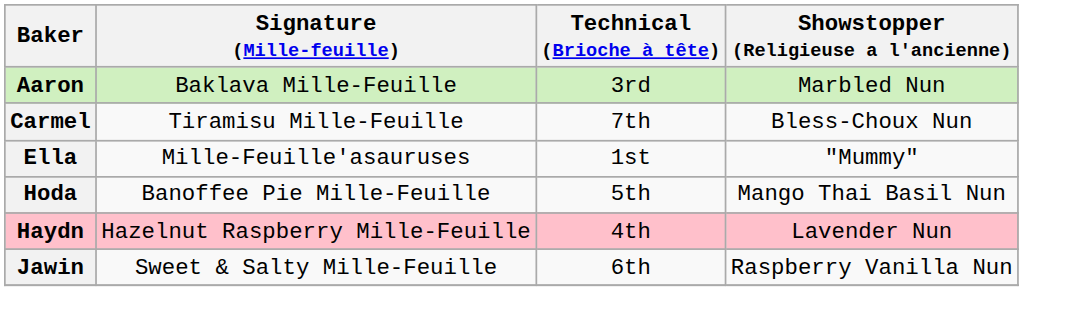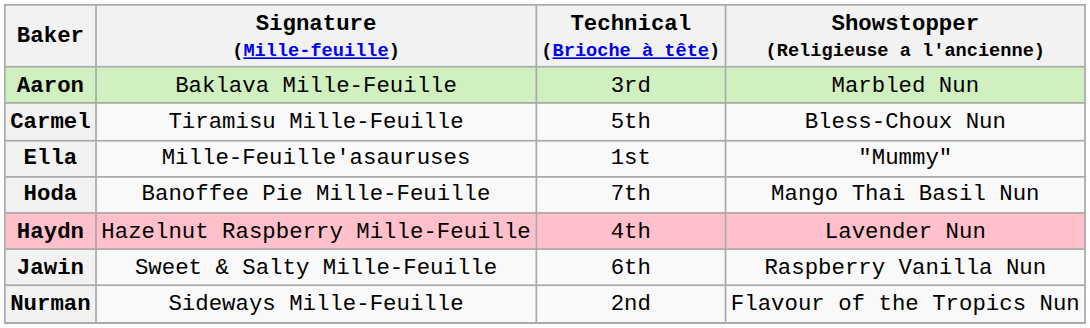(631, 122) 7th -> (631, 122) 5th
(631, 195) 5th -> (631, 195) 7th
+ row: (50, 304)
